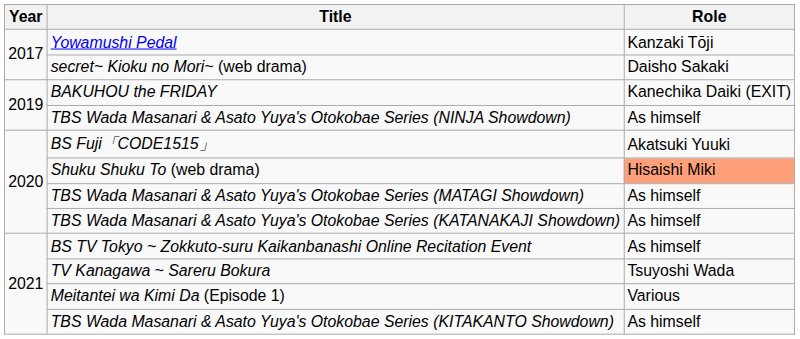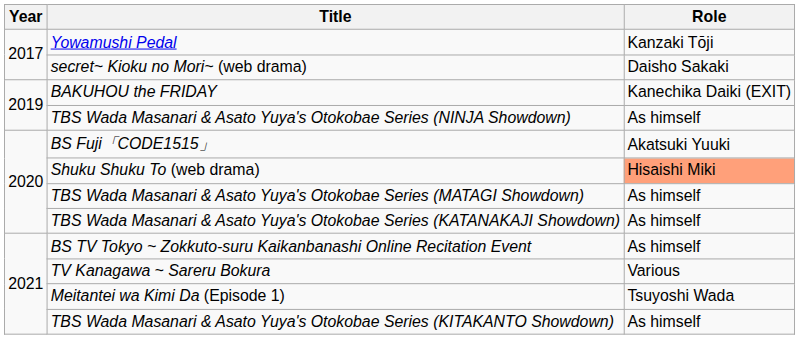(681, 271) Tsuyoshi Wada -> (654, 271) Various
(654, 296) Various -> (681, 296) Tsuyoshi Wada
